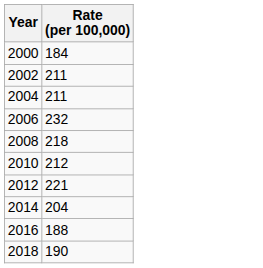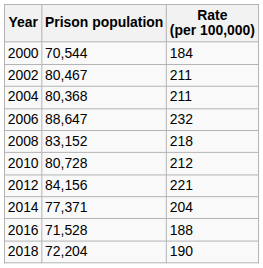+ column: (104, 23)
